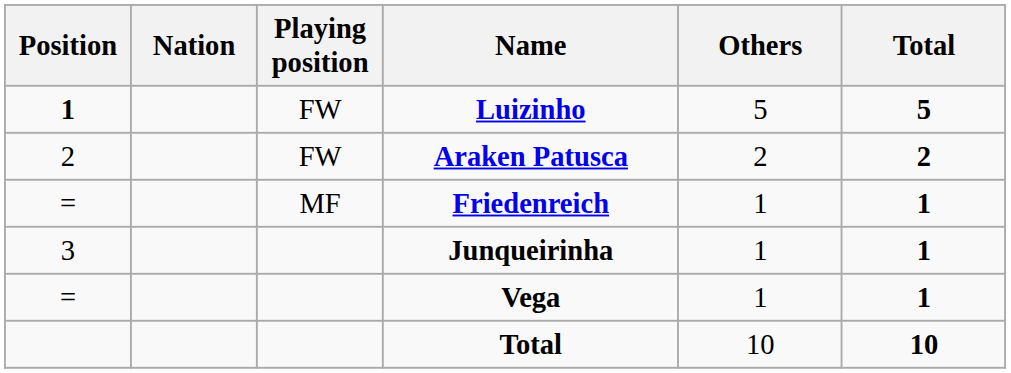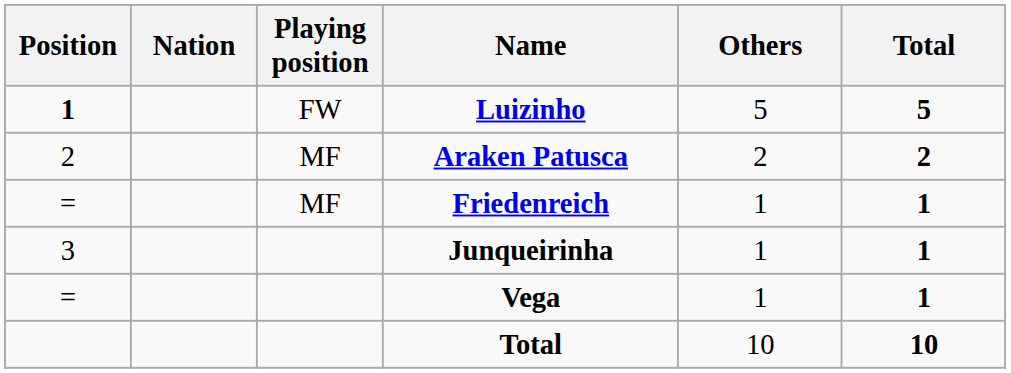(320, 156) FW -> (320, 156) MF
